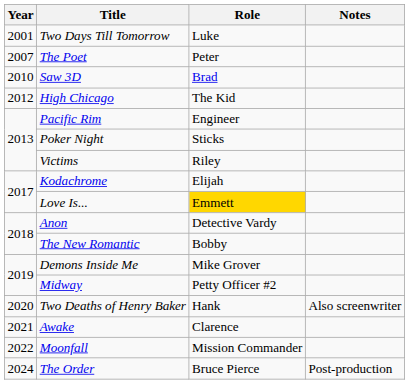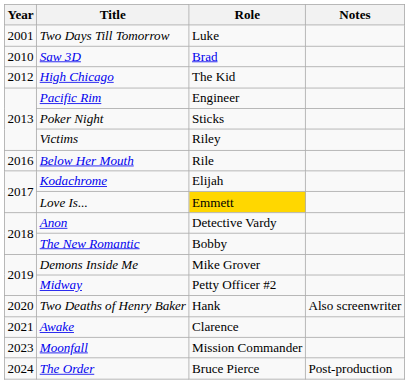- row: (63, 56)
+ row: (87, 160)
(21, 347) 2022 -> (21, 347) 2023
